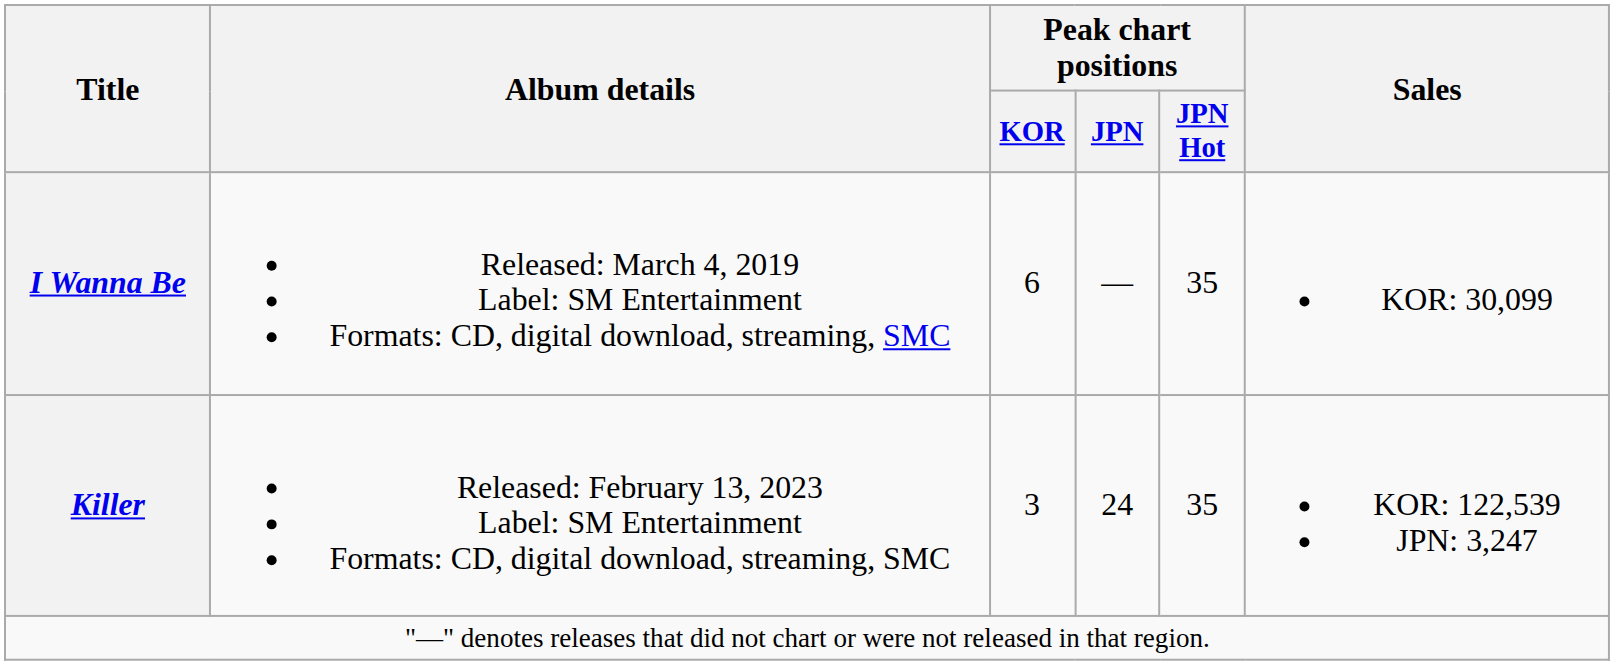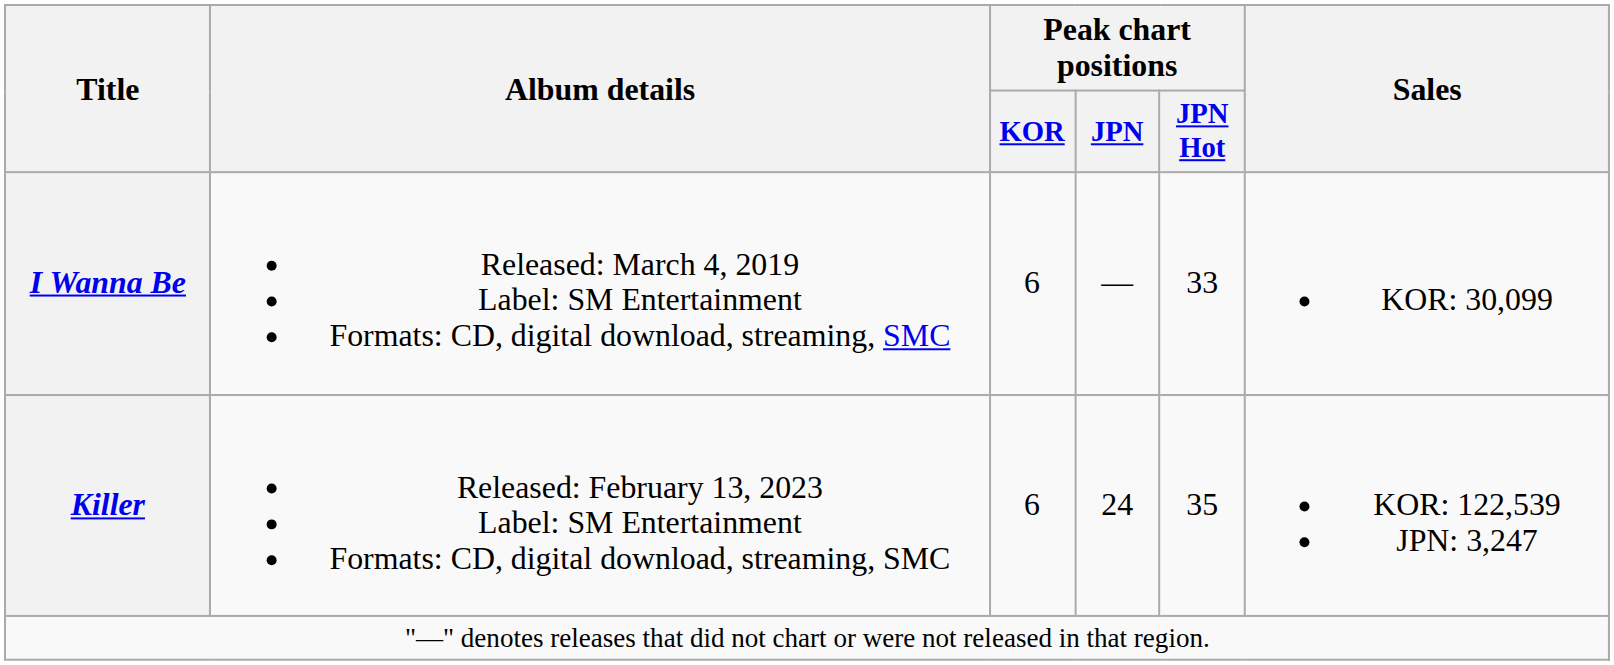(1202, 282) 35 -> (1202, 282) 33
(1032, 504) 3 -> (1032, 504) 6
